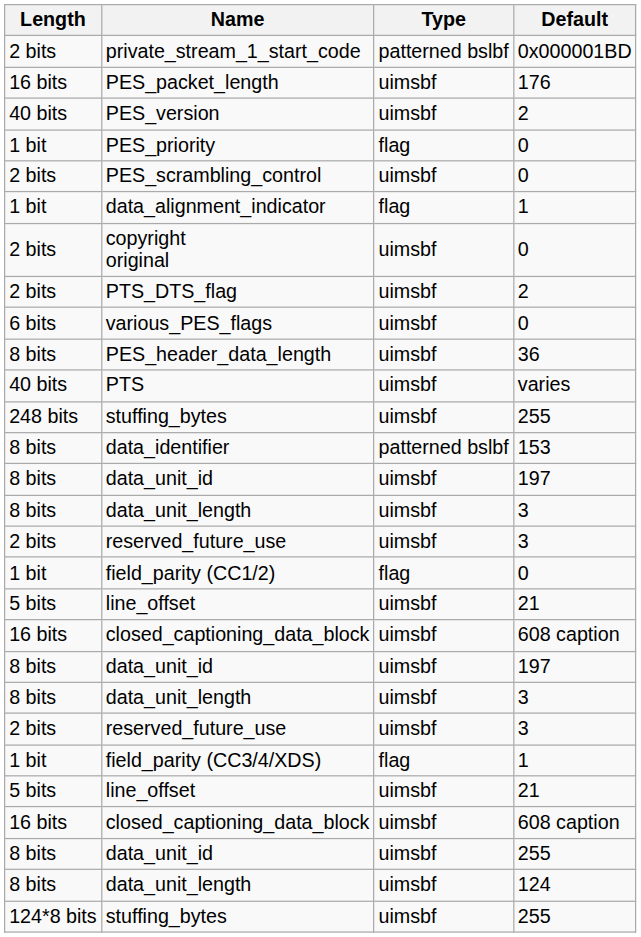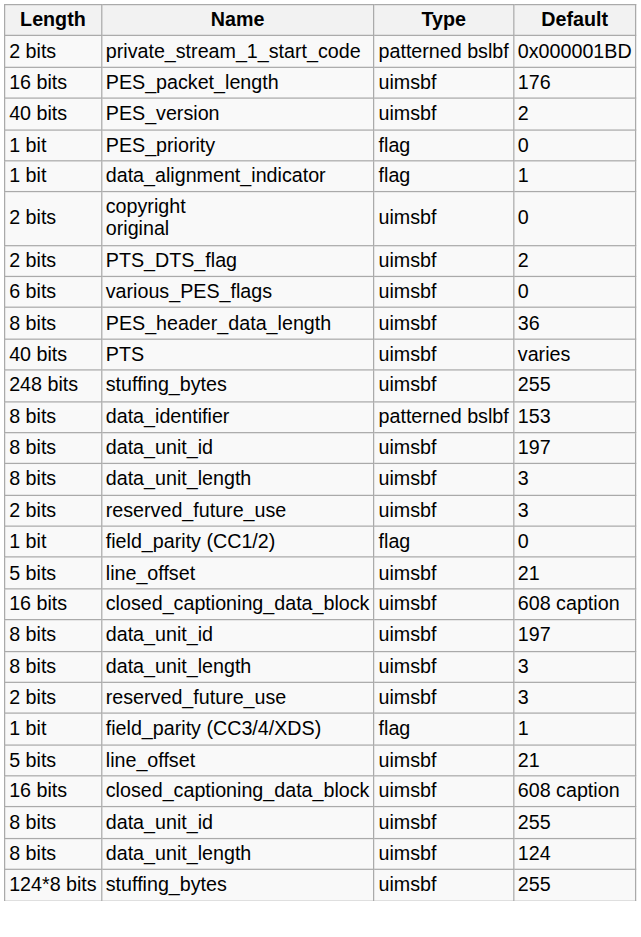- row: (214, 176)
